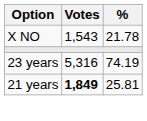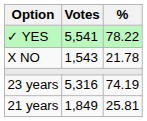+ row: (28, 36)
(81, 84) bold -> (81, 106) normal
